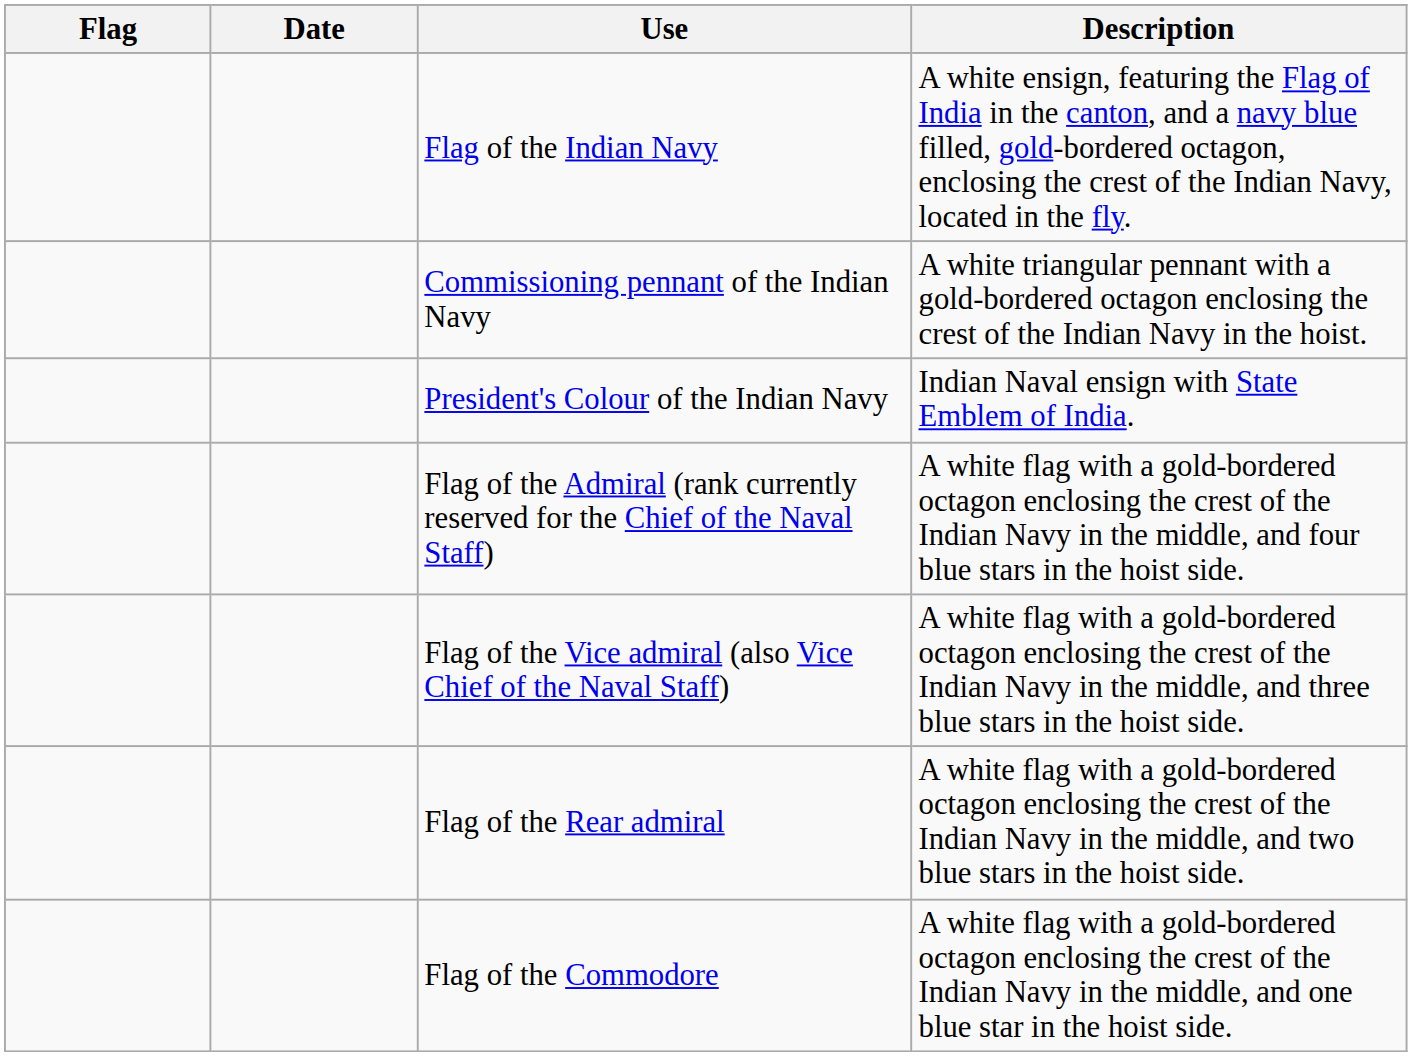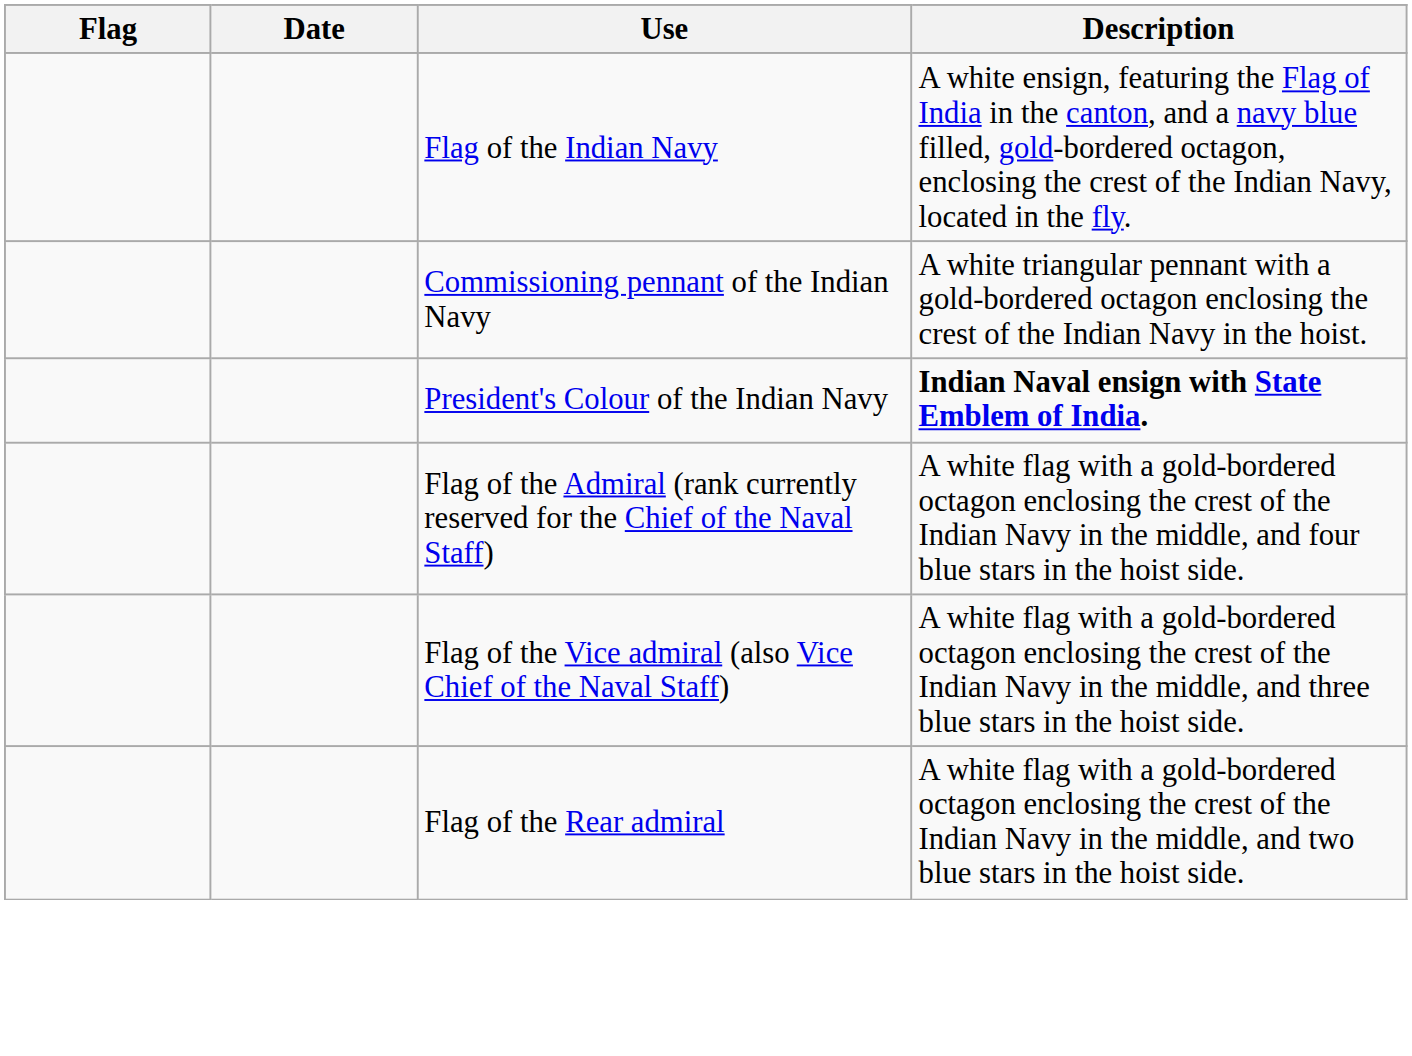(1108, 399) normal -> (1120, 399) bold
- row: (572, 974)
